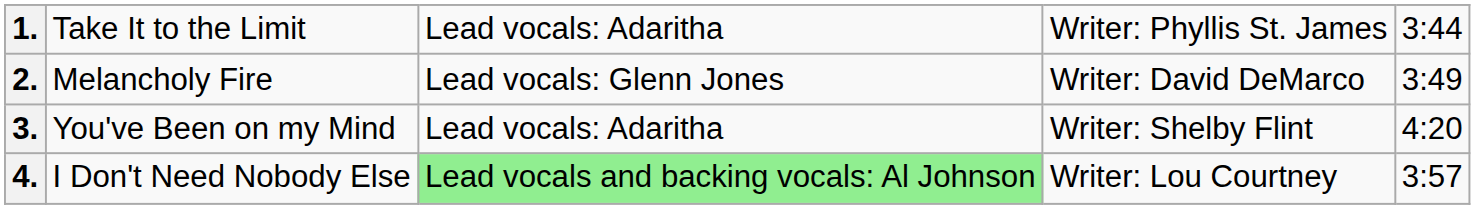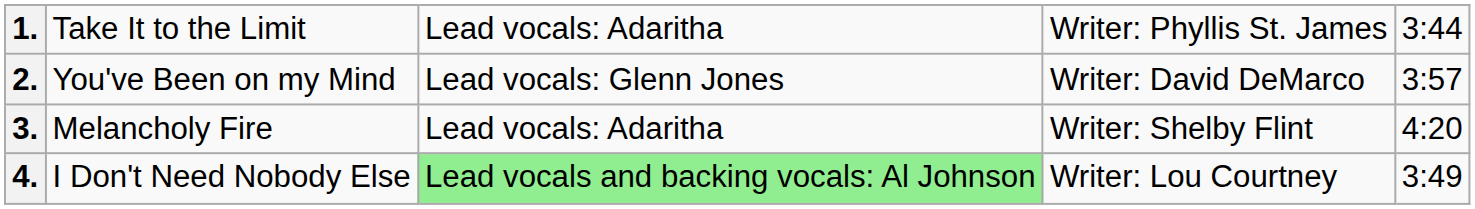(163, 78) Melancholy Fire -> (224, 78) You've Been on my Mind
(1432, 78) 3:49 -> (1432, 78) 3:57
(224, 128) You've Been on my Mind -> (163, 128) Melancholy Fire
(1432, 177) 3:57 -> (1432, 177) 3:49
